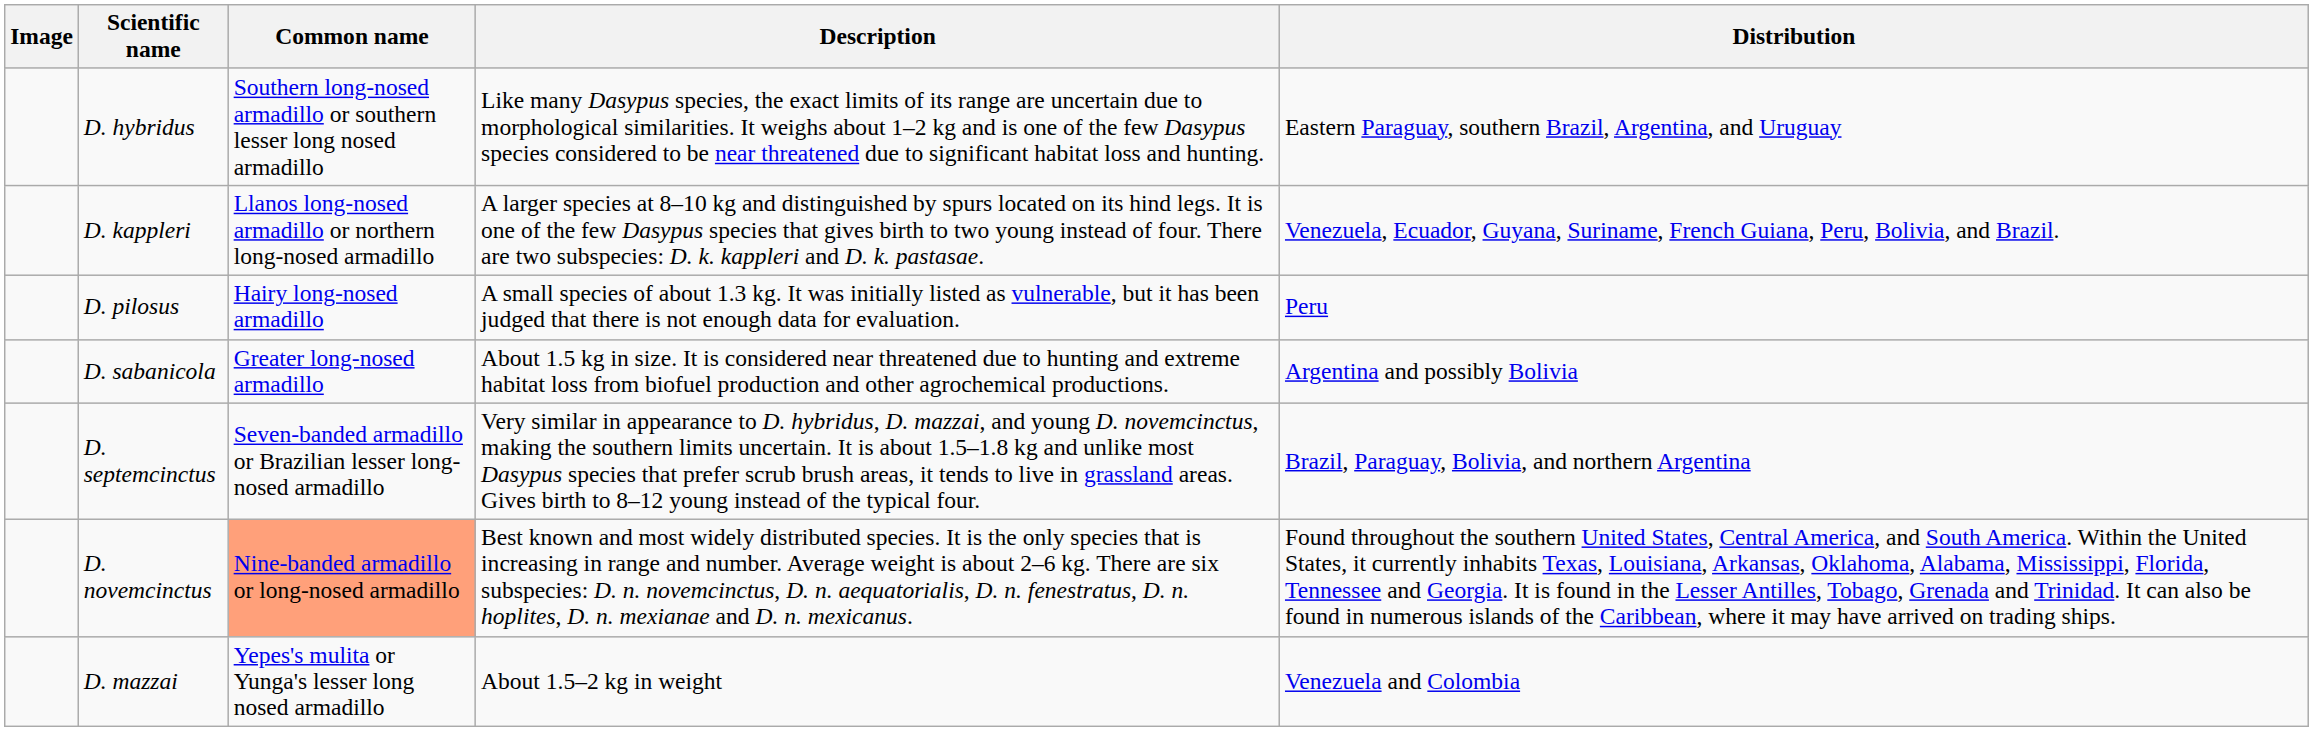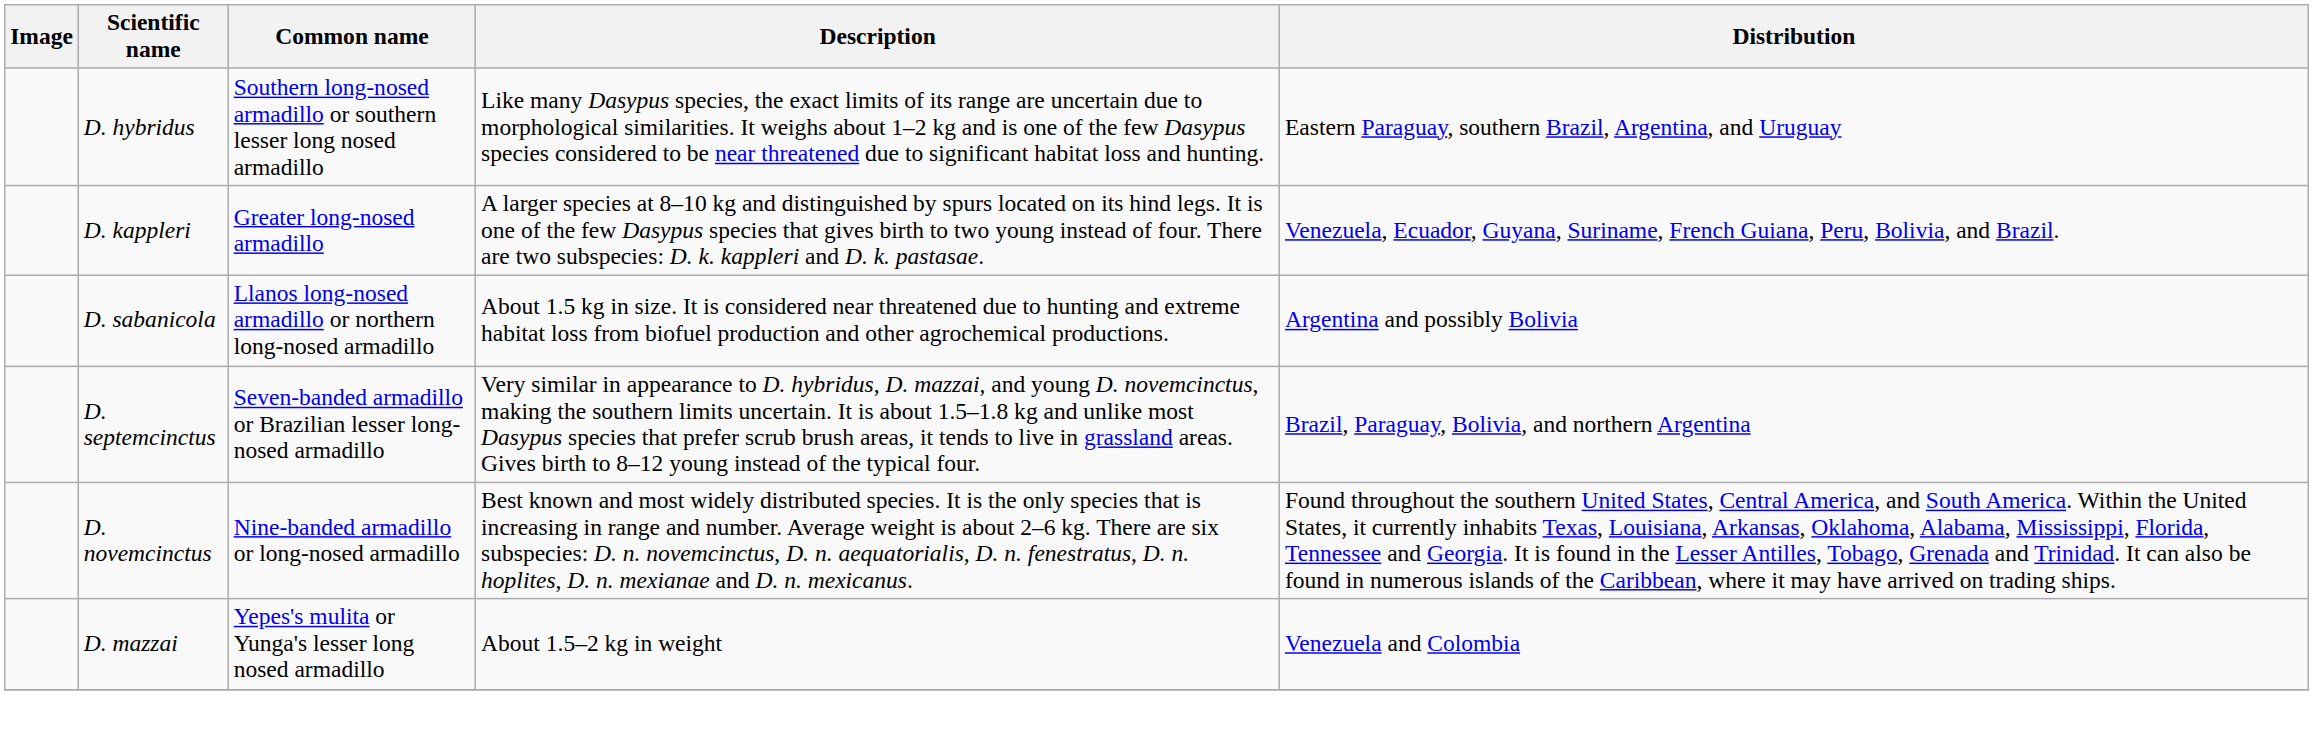(334, 230) Llanos long-nosed armadillo or northern long-nosed armadillo -> (324, 230) Greater long-nosed armadillo
- row: (131, 307)
(324, 370) Greater long-nosed armadillo -> (334, 320) Llanos long-nosed armadillo or northern long-nosed armadillo
(347, 577) lightsalmon background -> (347, 540) no background
